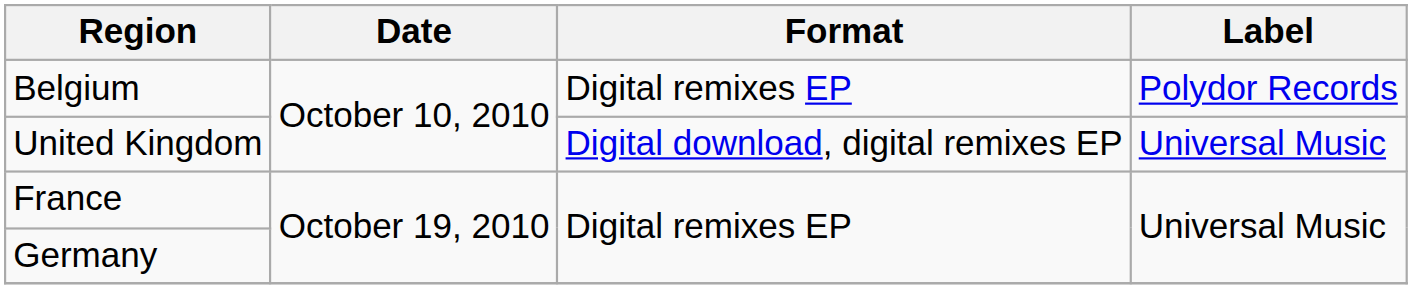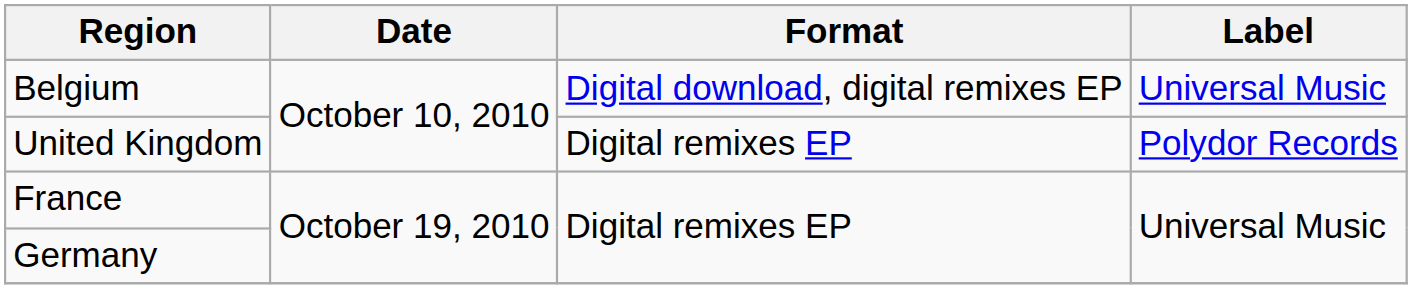(709, 87) Digital remixes EP -> (844, 87) Digital download, digital remixes EP
(1268, 87) Polydor Records -> (1262, 87) Universal Music
(844, 143) Digital download, digital remixes EP -> (709, 143) Digital remixes EP
(1262, 143) Universal Music -> (1268, 143) Polydor Records
